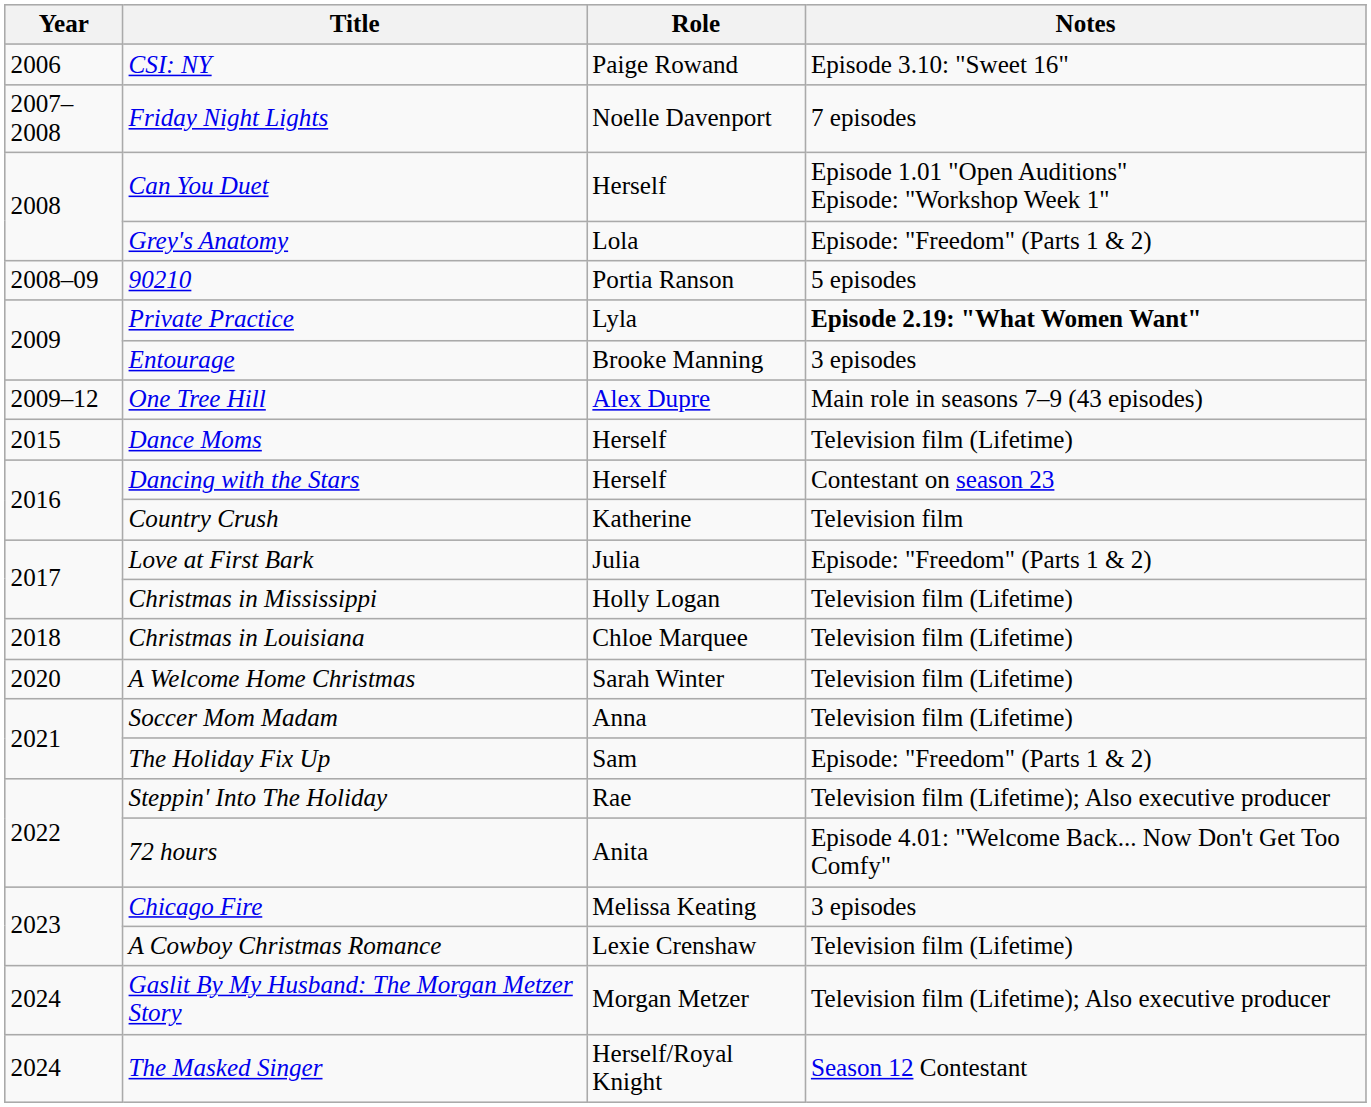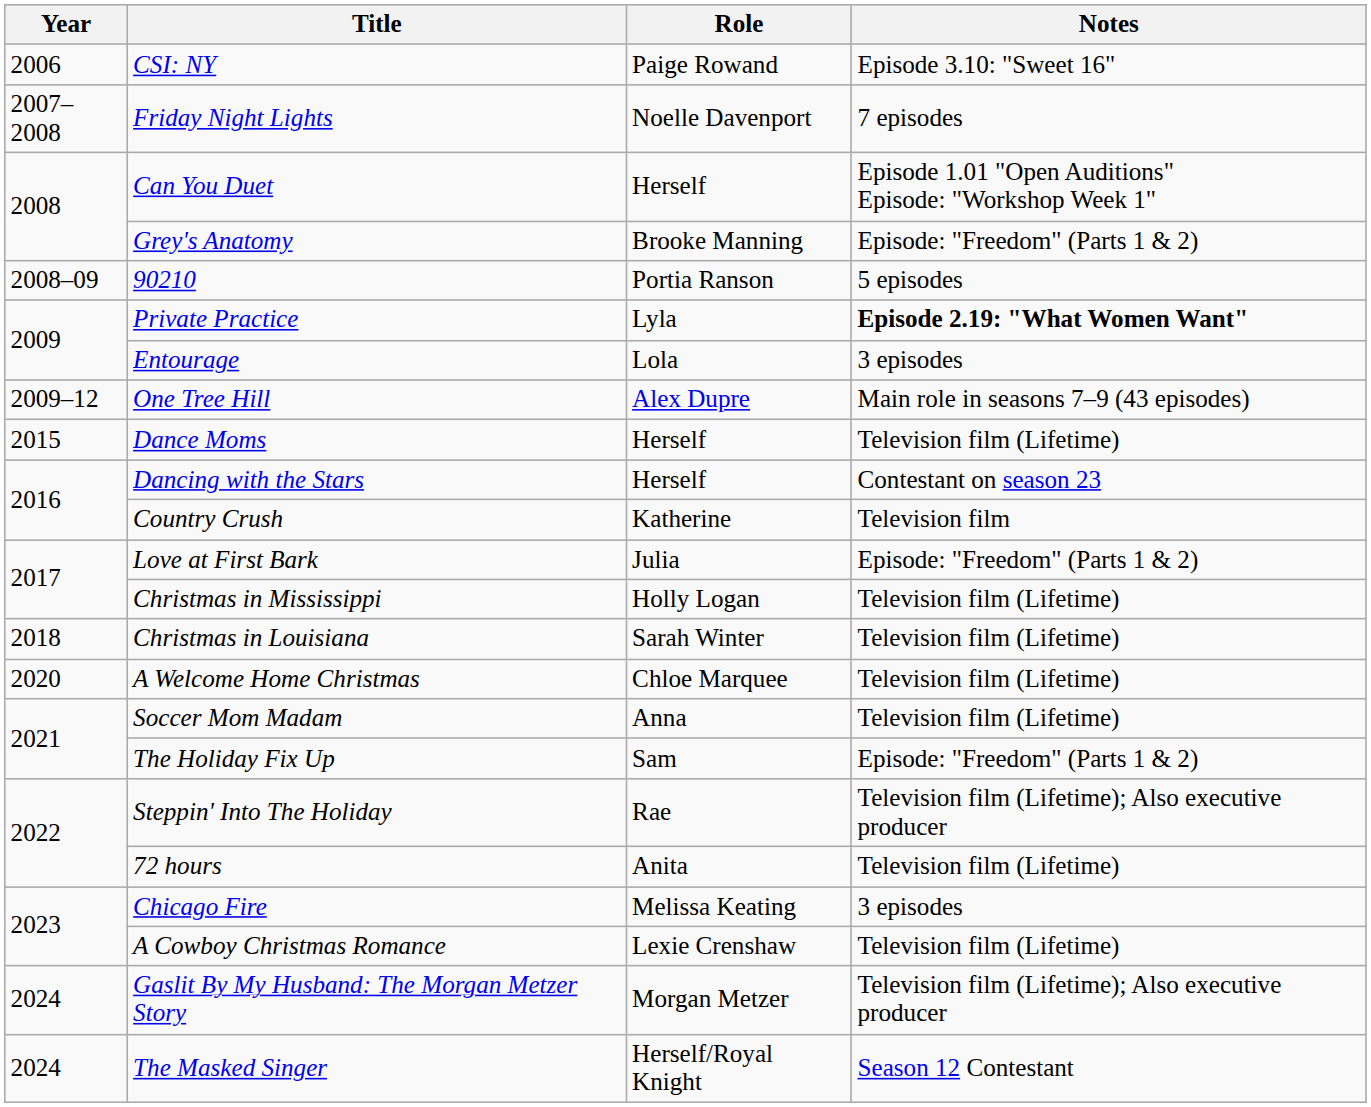(615, 240) Lola -> (718, 240) Brooke Manning
(678, 359) Brooke Manning -> (655, 359) Lola
(670, 638) Chloe Marquee -> (698, 638) Sarah Winter
(658, 678) Sarah Winter -> (710, 678) Chloe Marquee
(1075, 852) Episode 4.01: "Welcome Back... Now Don't Get Too Comfy" -> (989, 866) Television film (Lifetime)
